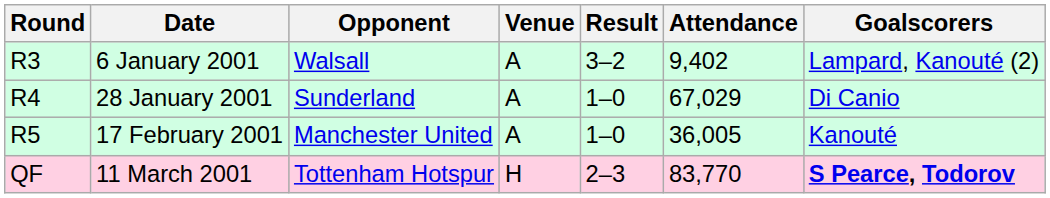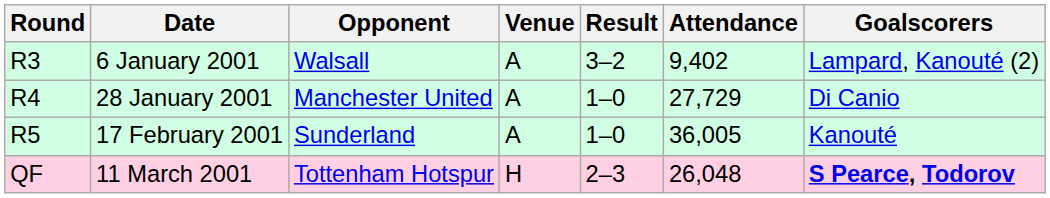(355, 98) Sunderland -> (393, 98) Manchester United
(705, 98) 67,029 -> (705, 98) 27,729
(393, 135) Manchester United -> (355, 135) Sunderland
(705, 173) 83,770 -> (705, 173) 26,048
